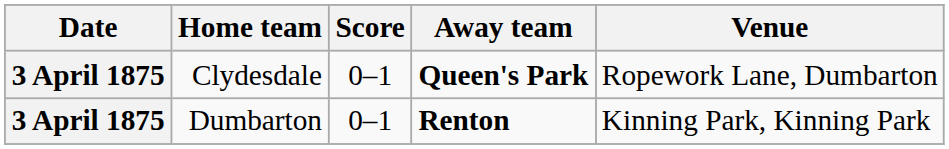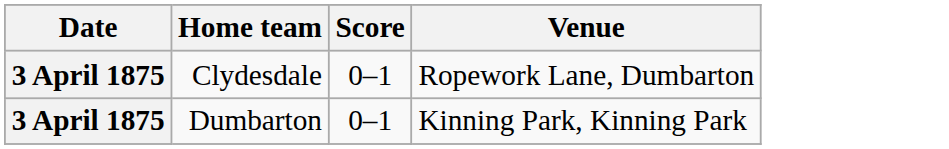- column: (503, 27)
